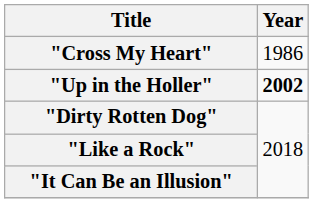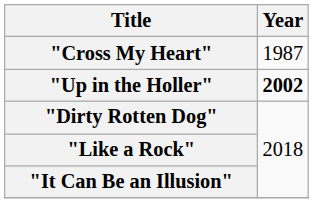(283, 52) 1986 -> (283, 52) 1987
